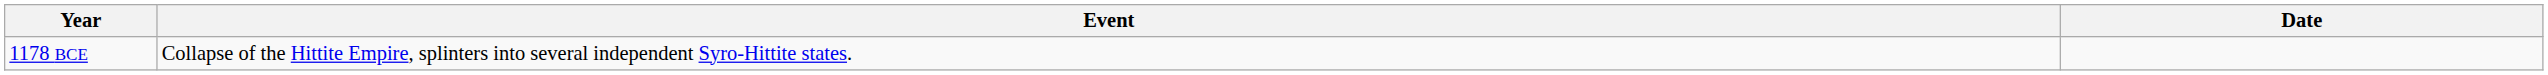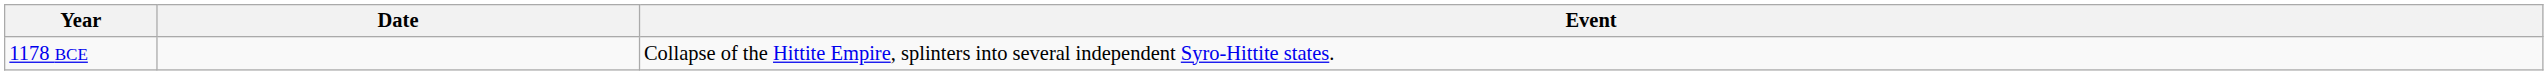columns swapped: (2302, 20) <-> (1109, 20)
